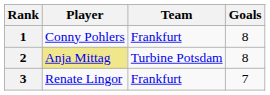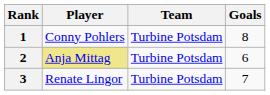(156, 36) Frankfurt -> (177, 36) Turbine Potsdam
(245, 57) 8 -> (245, 57) 6
(156, 79) Frankfurt -> (177, 79) Turbine Potsdam
